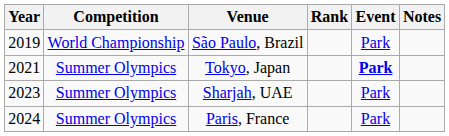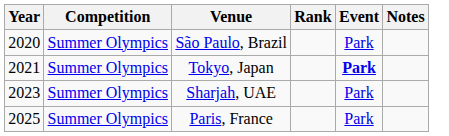(24, 42) 2019 -> (24, 42) 2020
(116, 42) World Championship -> (108, 42) Summer Olympics
(24, 118) 2024 -> (24, 118) 2025
